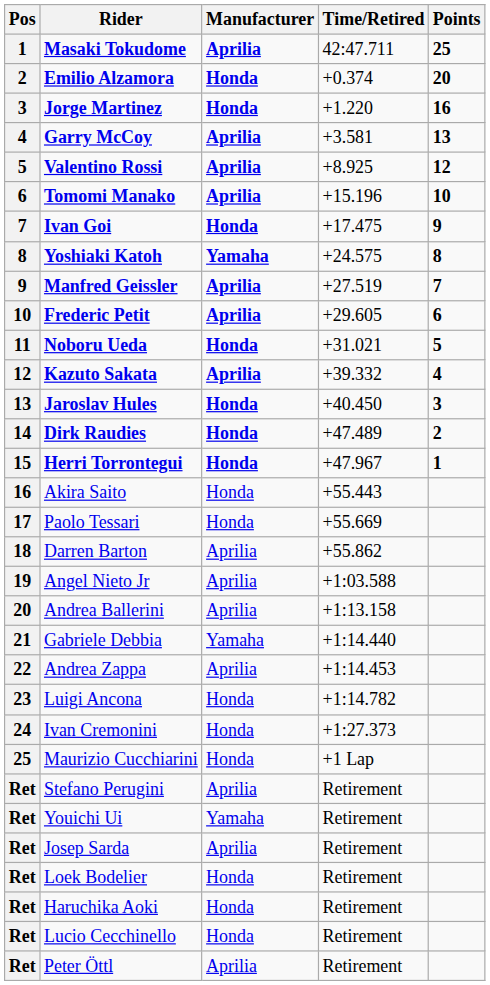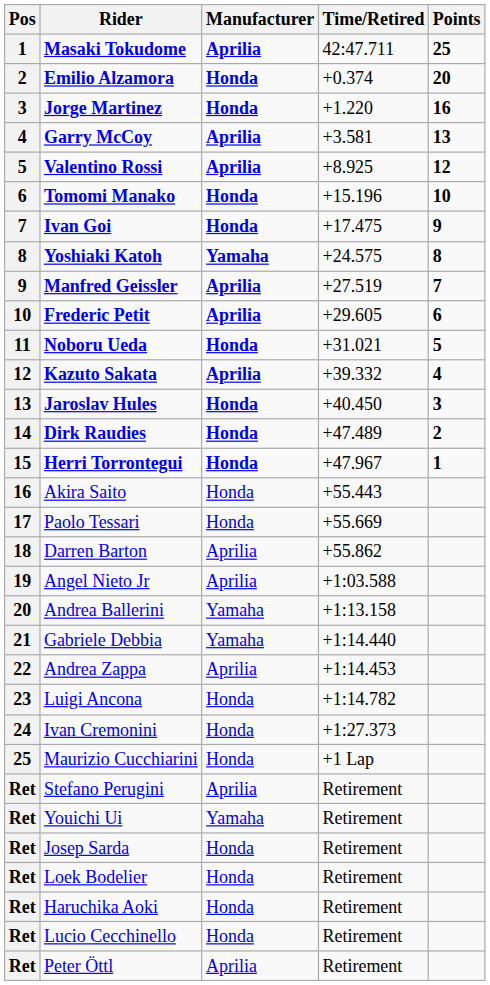(233, 196) Aprilia -> (232, 196) Honda
(231, 610) Aprilia -> (235, 610) Yamaha
(231, 847) Aprilia -> (230, 847) Honda
